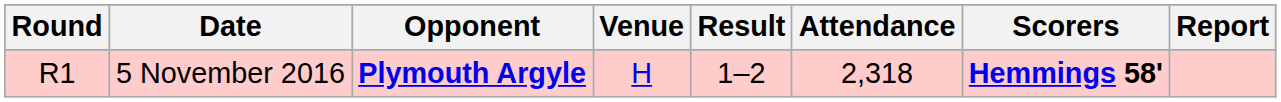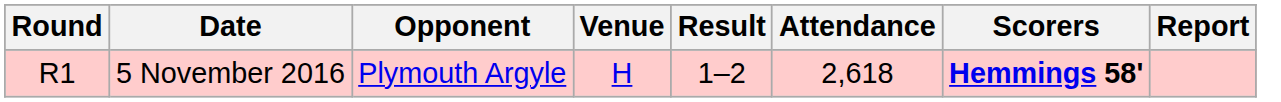(472, 73) bold -> (462, 73) normal
(877, 73) 2,318 -> (857, 73) 2,618
